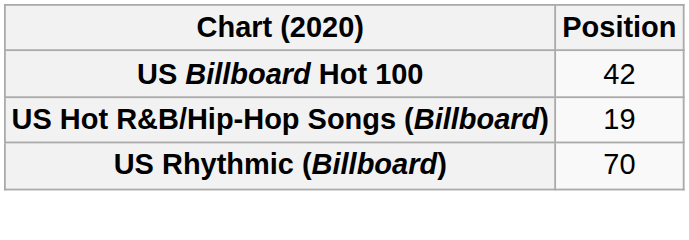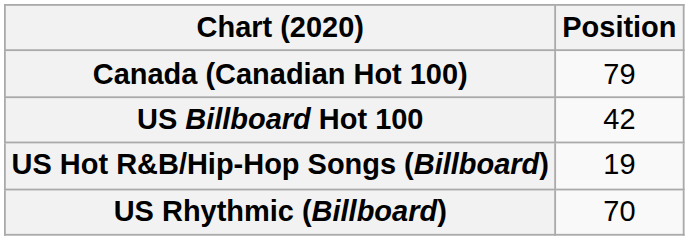+ row: (280, 73)
